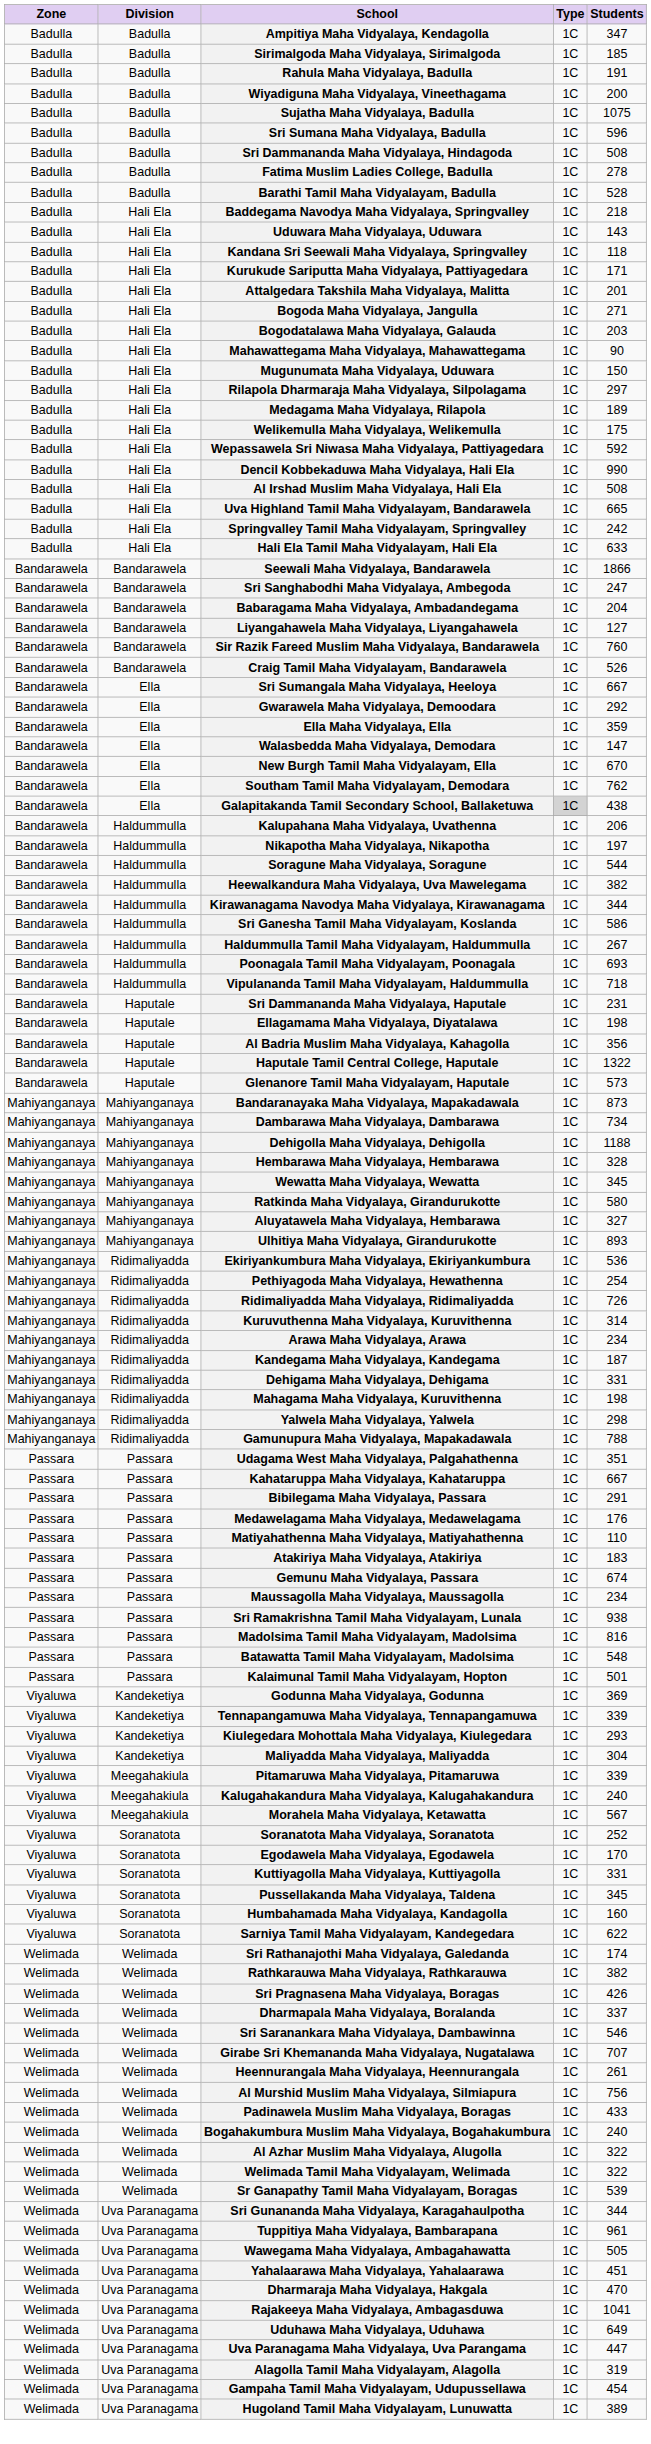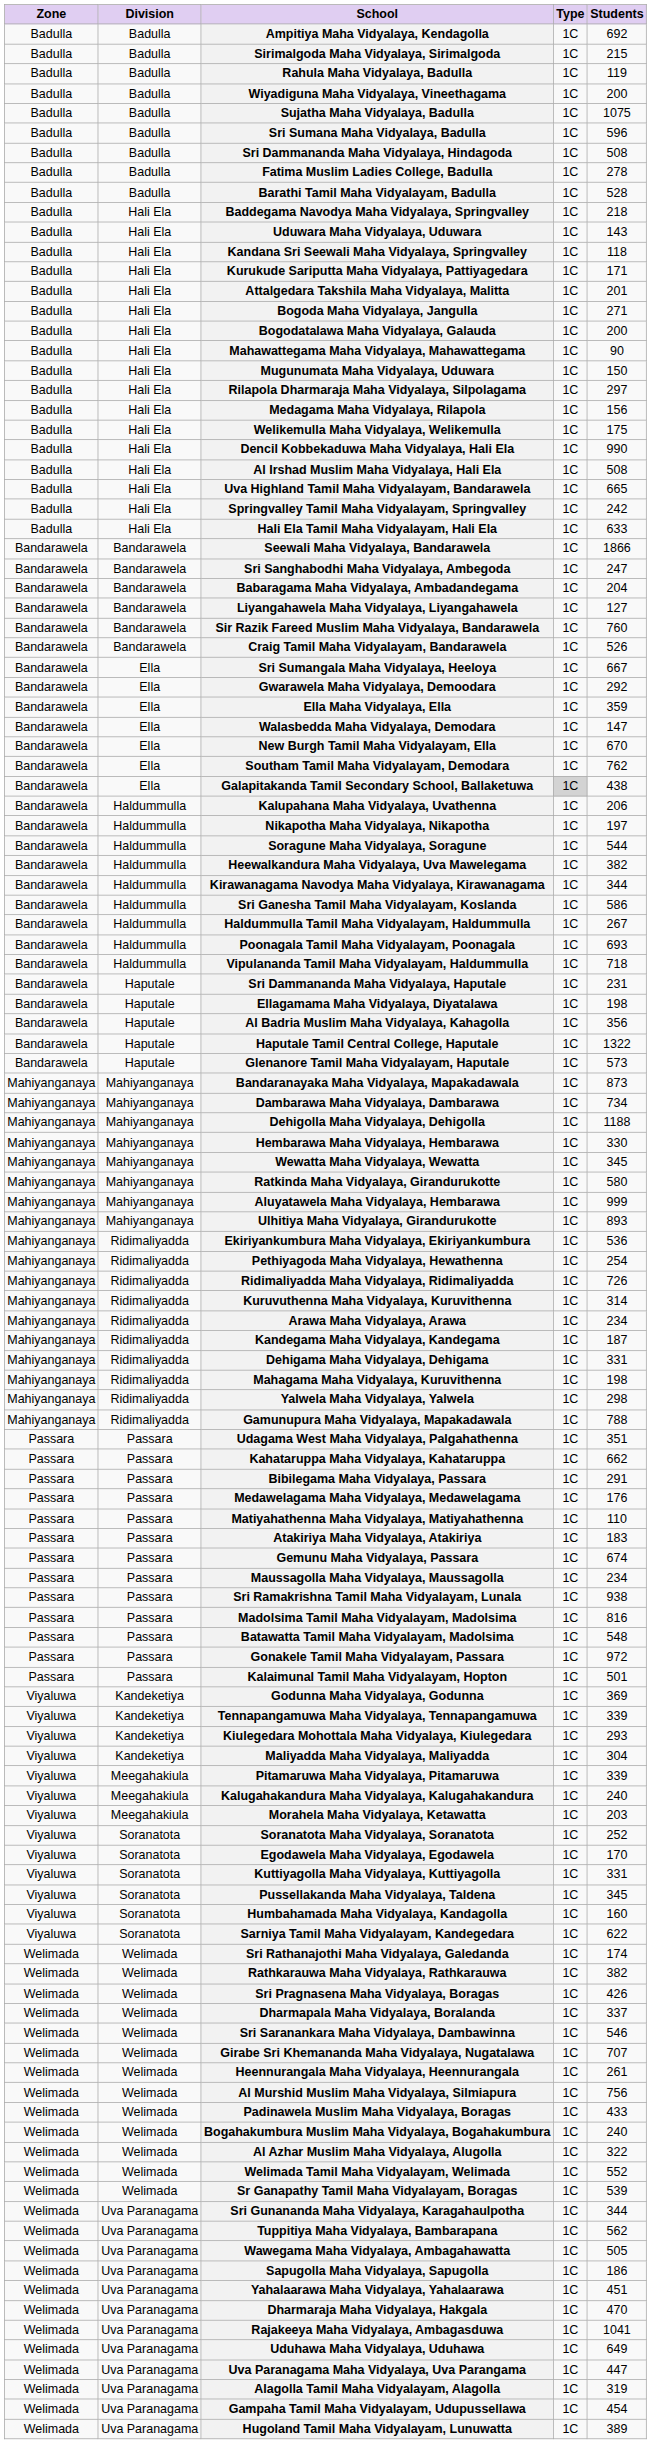(617, 34) 347 -> (617, 34) 692
(617, 53) 185 -> (617, 53) 215
(617, 73) 191 -> (617, 73) 119
(617, 331) 203 -> (617, 331) 200
(617, 410) 189 -> (617, 410) 156
- row: (377, 449)
(617, 1162) 328 -> (617, 1142) 330
(617, 1221) 327 -> (617, 1201) 999
(617, 1479) 667 -> (617, 1459) 662
+ row: (377, 1657)
(617, 1815) 567 -> (617, 1815) 203
(617, 2171) 322 -> (617, 2171) 552
(617, 2231) 961 -> (617, 2231) 562
+ row: (377, 2270)
